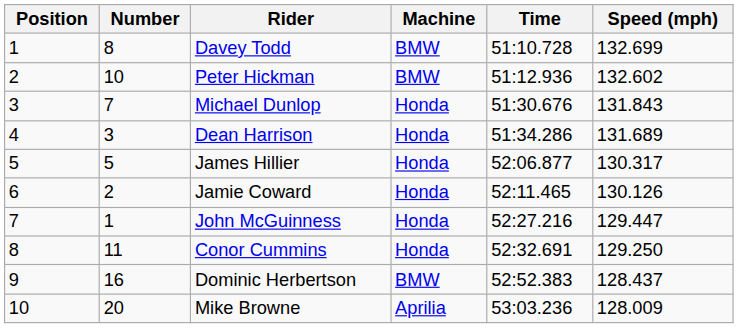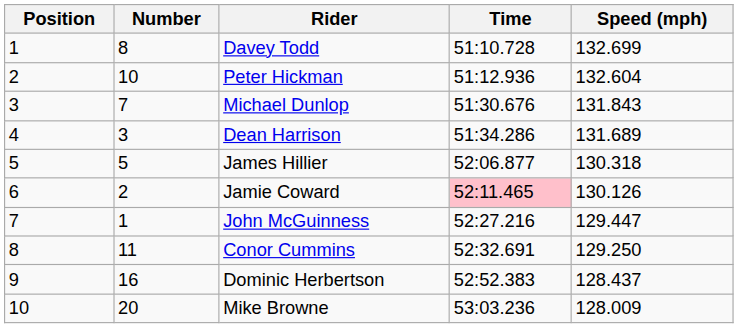- column: (439, 18)
(630, 76) 132.602 -> (609, 76) 132.604
(630, 163) 130.317 -> (609, 163) 130.318
(531, 192) no background -> (494, 192) pink background
